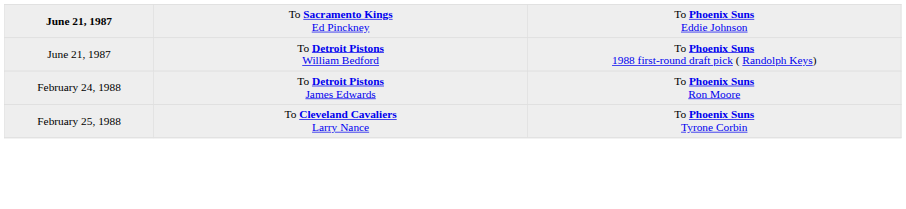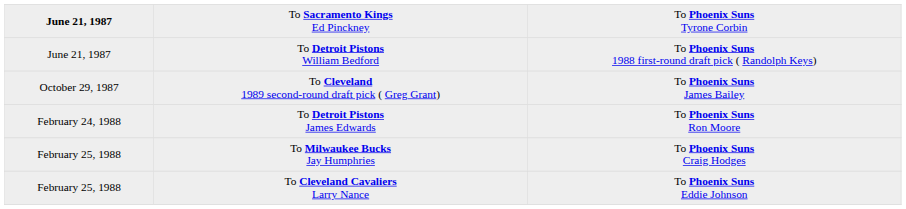(714, 21) To Phoenix Suns Eddie Johnson -> (714, 21) To Phoenix Suns Tyrone Corbin
+ row: (341, 87)
+ row: (341, 154)
(714, 121) To Phoenix Suns Tyrone Corbin -> (714, 188) To Phoenix Suns Eddie Johnson
